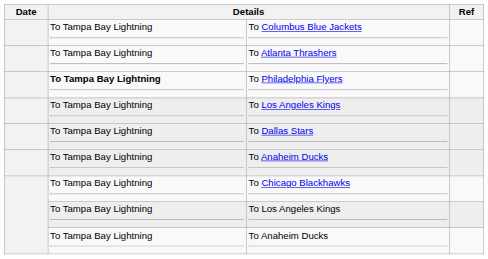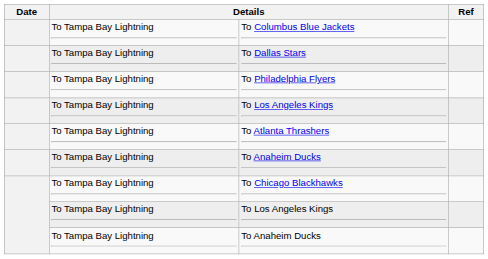rows swapped: (26, 137) <-> (26, 59)
(147, 82) bold -> (144, 82) normal
